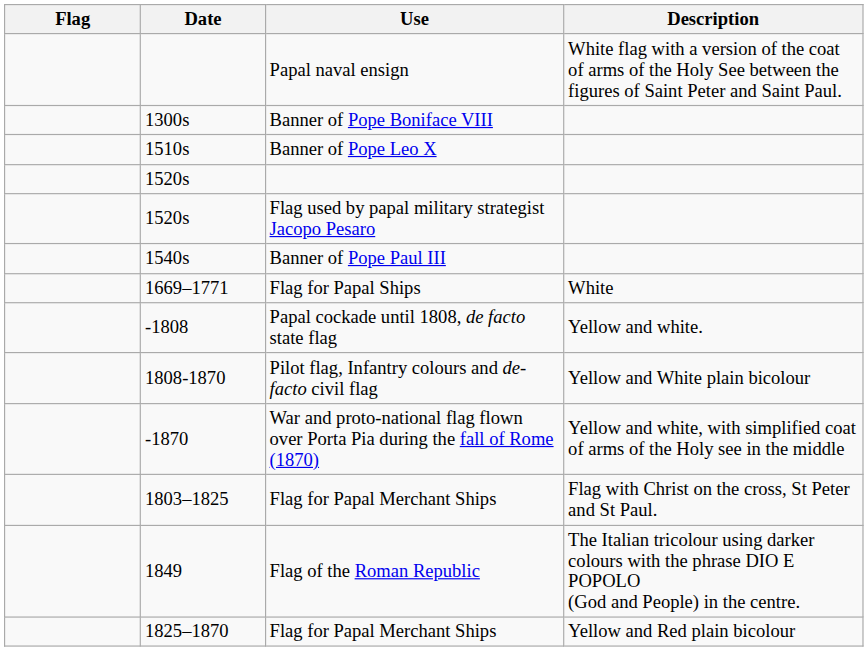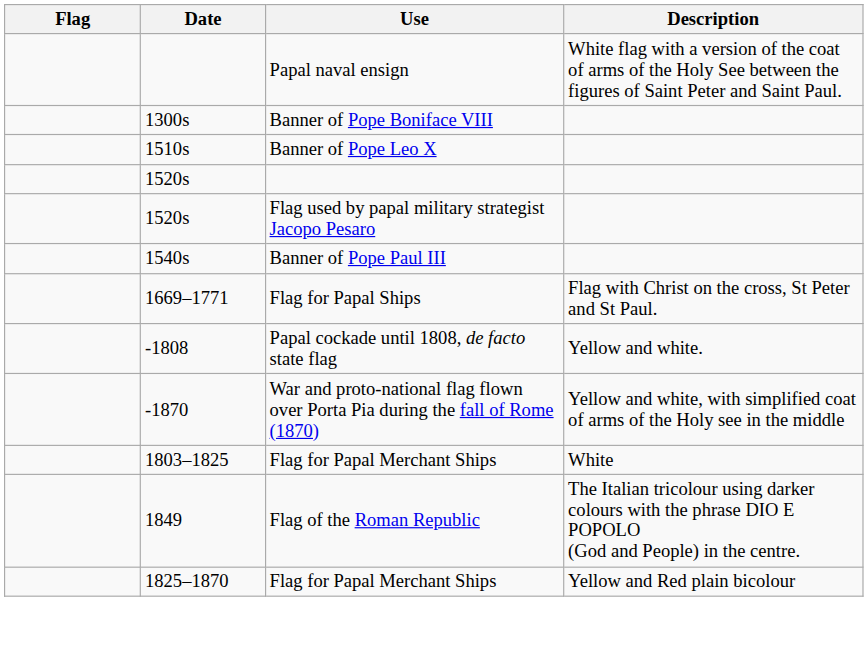(591, 287) White -> (709, 298) Flag with Christ on the cross, St Peter and St Paul.
- row: (185, 378)
(709, 499) Flag with Christ on the cross, St Peter and St Paul. -> (591, 459) White
